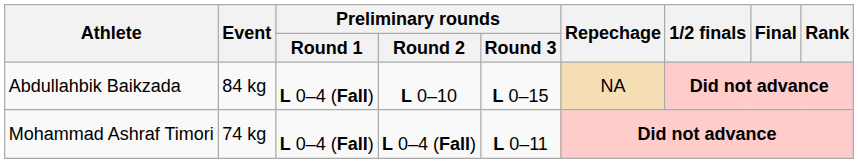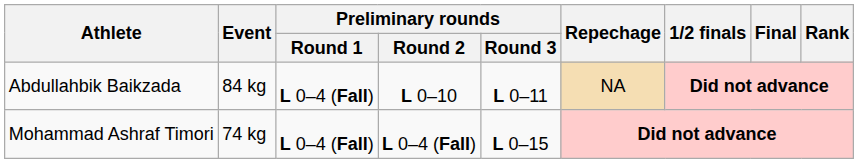(521, 96) L 0–15 -> (521, 96) L 0–11
(521, 145) L 0–11 -> (521, 145) L 0–15
